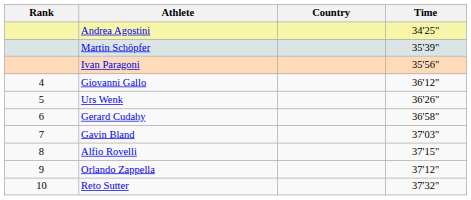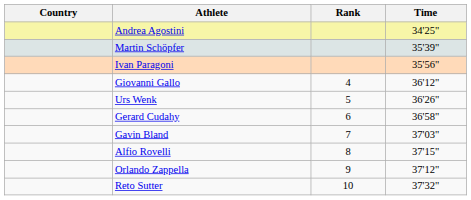columns swapped: (41, 13) <-> (331, 13)
